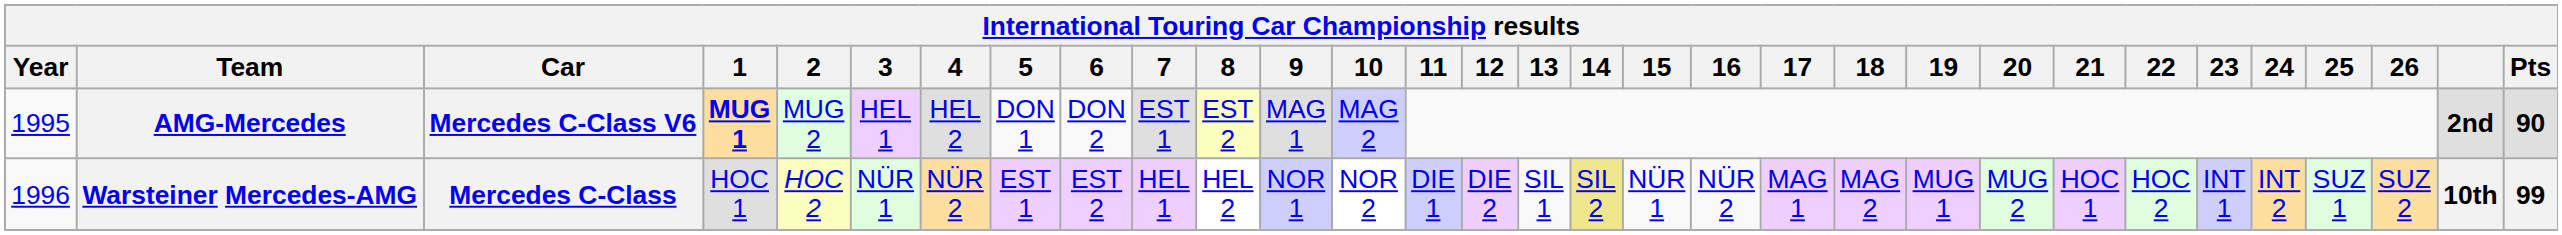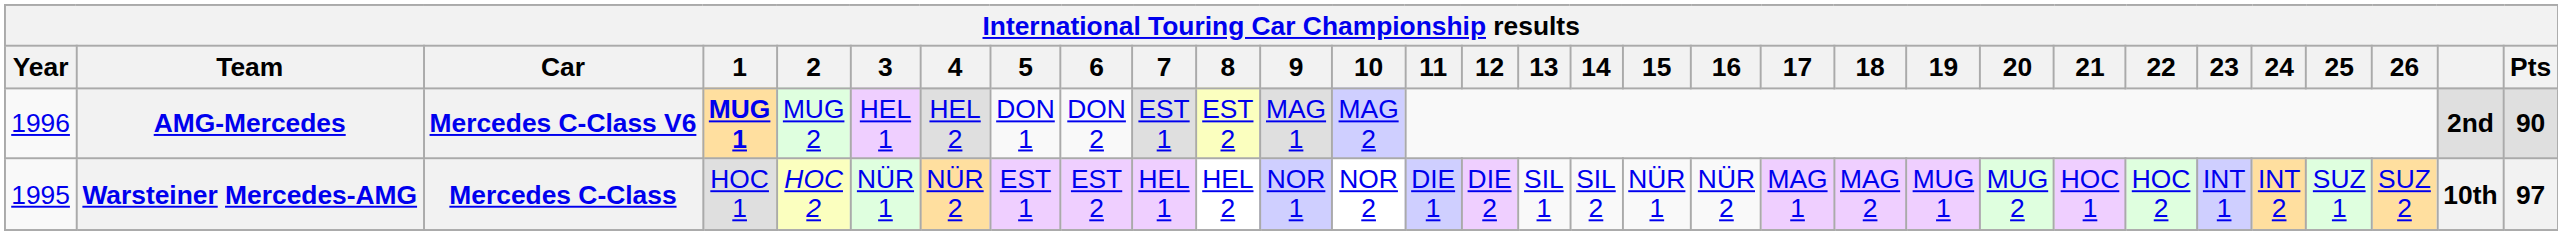(41, 123) 1995 -> (41, 123) 1996
(41, 194) 1996 -> (41, 194) 1995
(1596, 194) khaki background -> (1596, 194) no background
(2531, 194) 99 -> (2531, 194) 97
